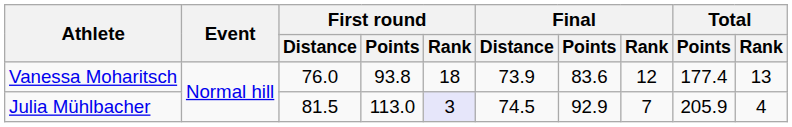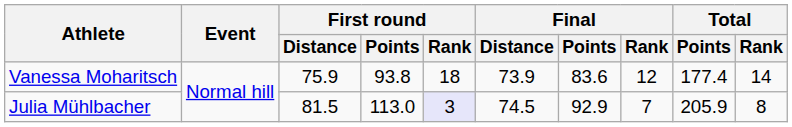(320, 77) 76.0 -> (320, 77) 75.9
(761, 77) 13 -> (761, 77) 14
(761, 107) 4 -> (761, 107) 8
